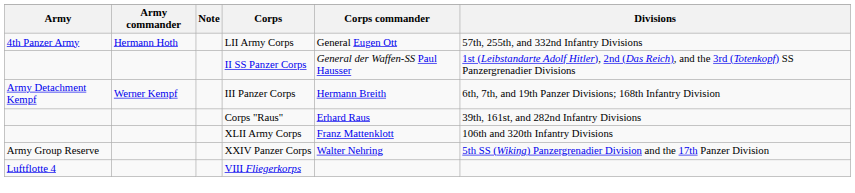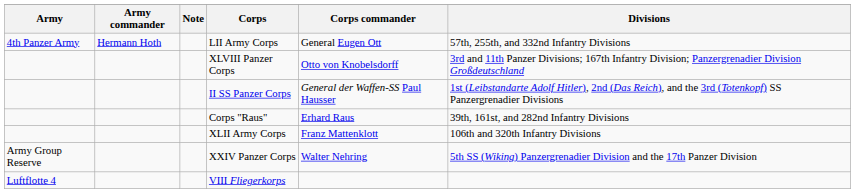+ row: (241, 65)
- row: (260, 94)
